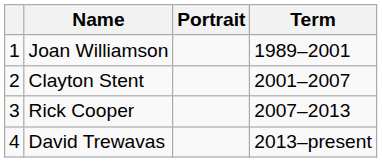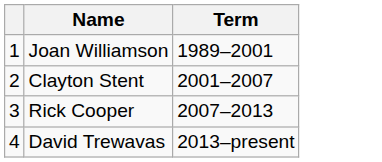- column: (211, 19)
